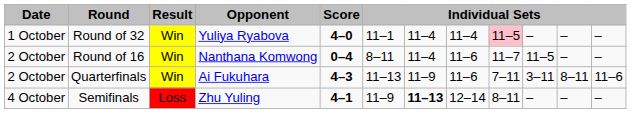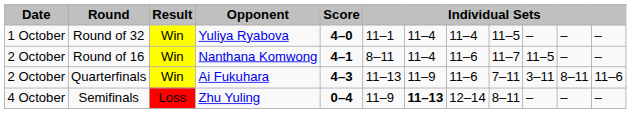(506, 35) pink background -> (506, 35) no background
(342, 56) 0–4 -> (342, 56) 4–1
(342, 98) 4–1 -> (342, 98) 0–4
